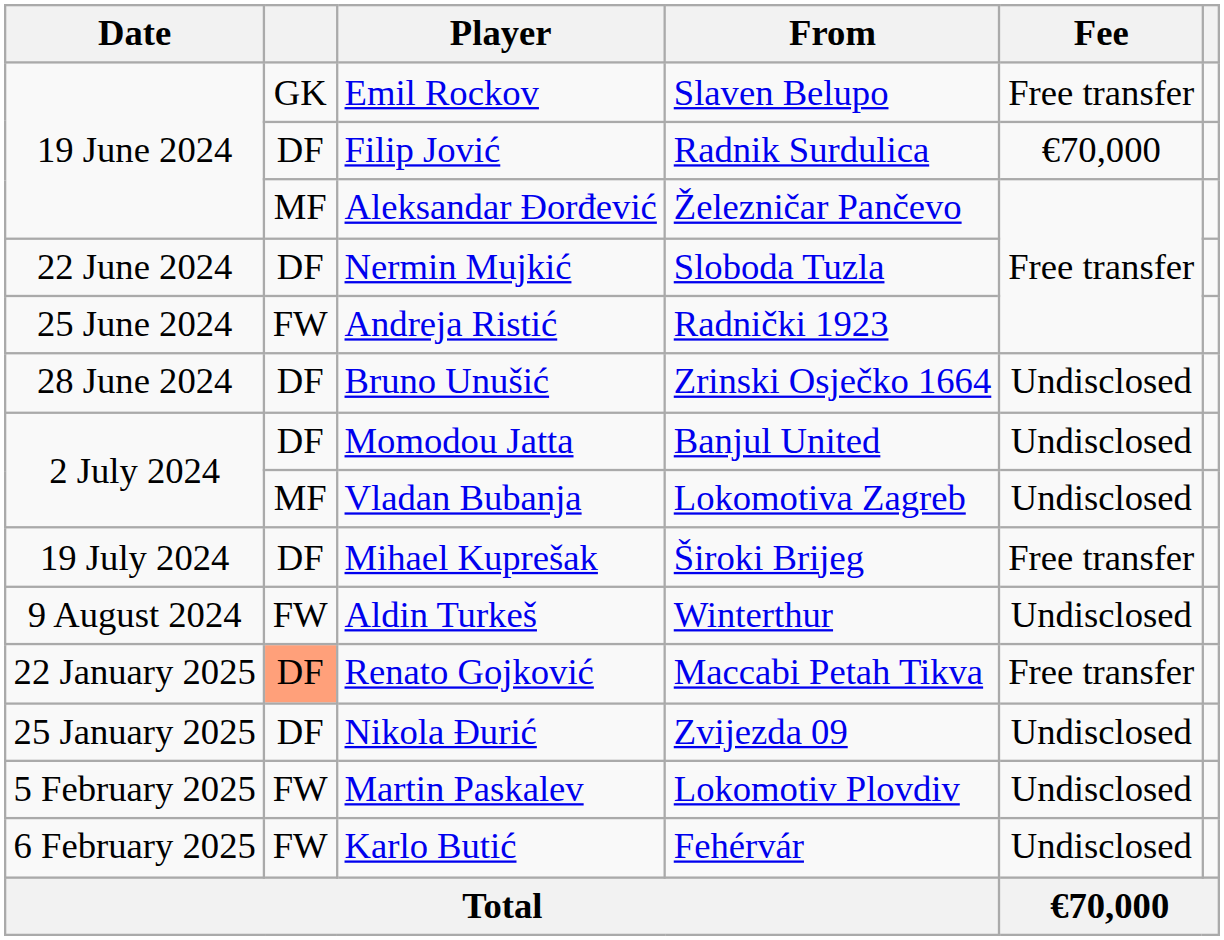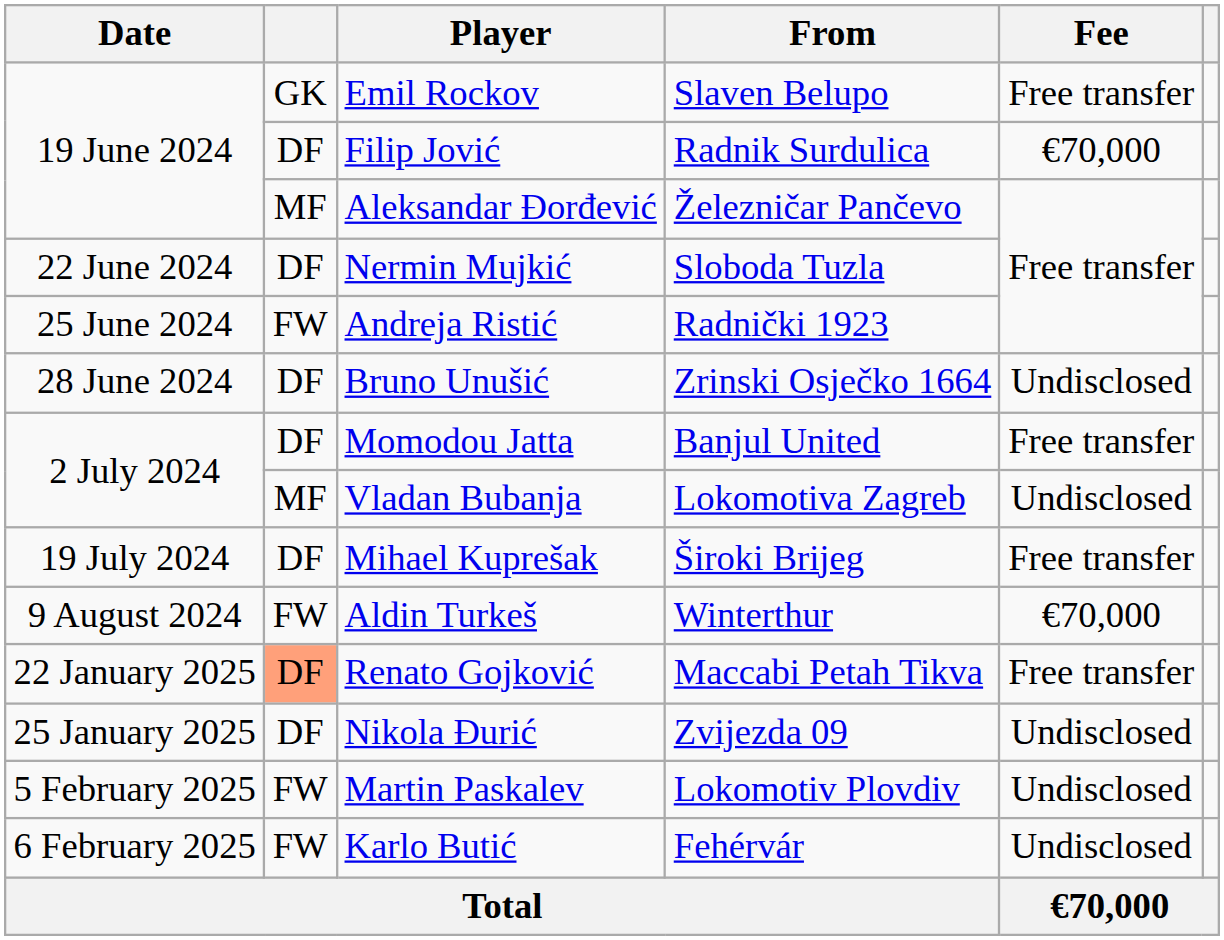(1101, 440) Undisclosed -> (1101, 440) Free transfer
(1101, 614) Undisclosed -> (1101, 614) €70,000
